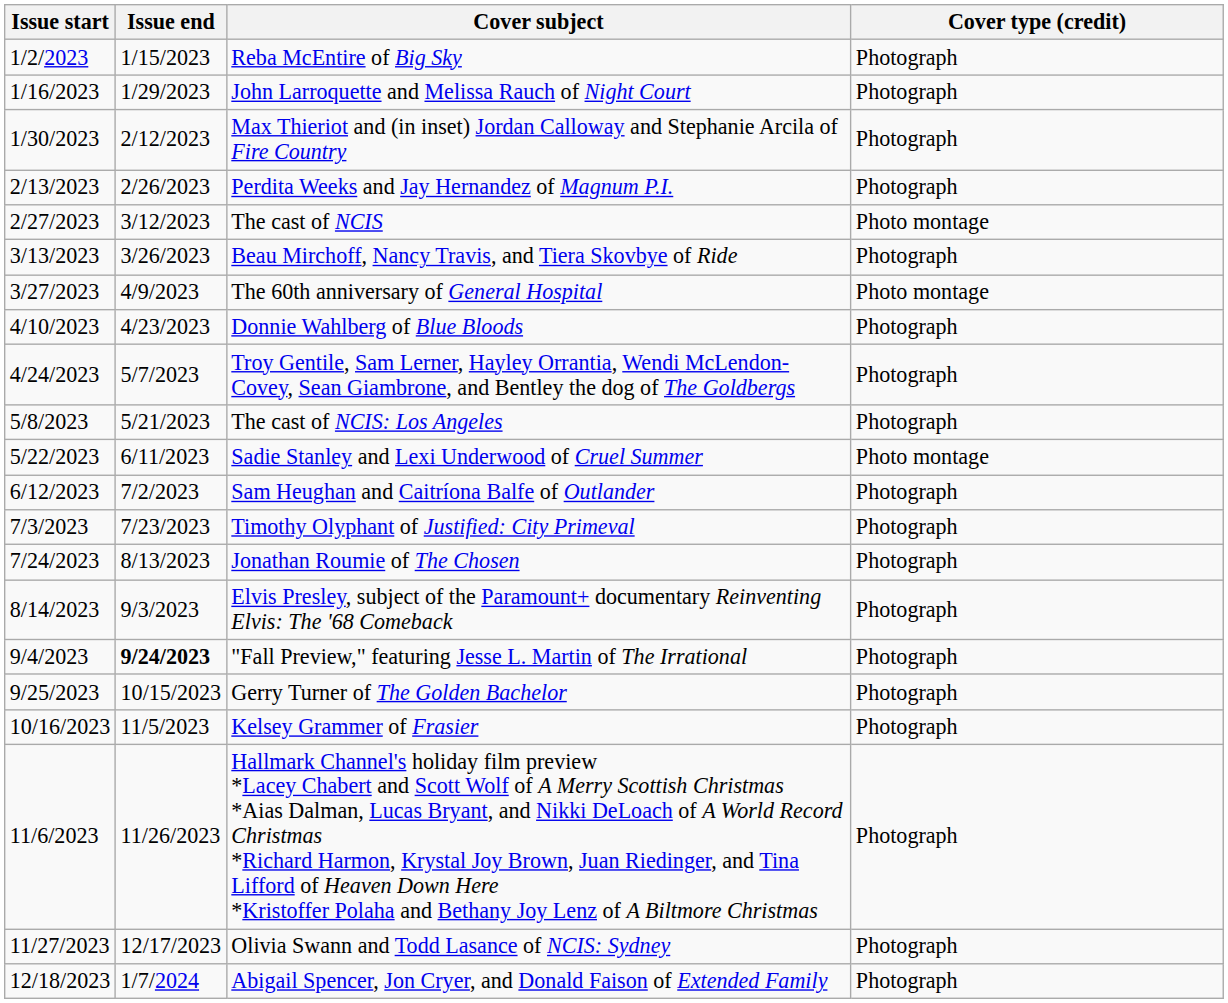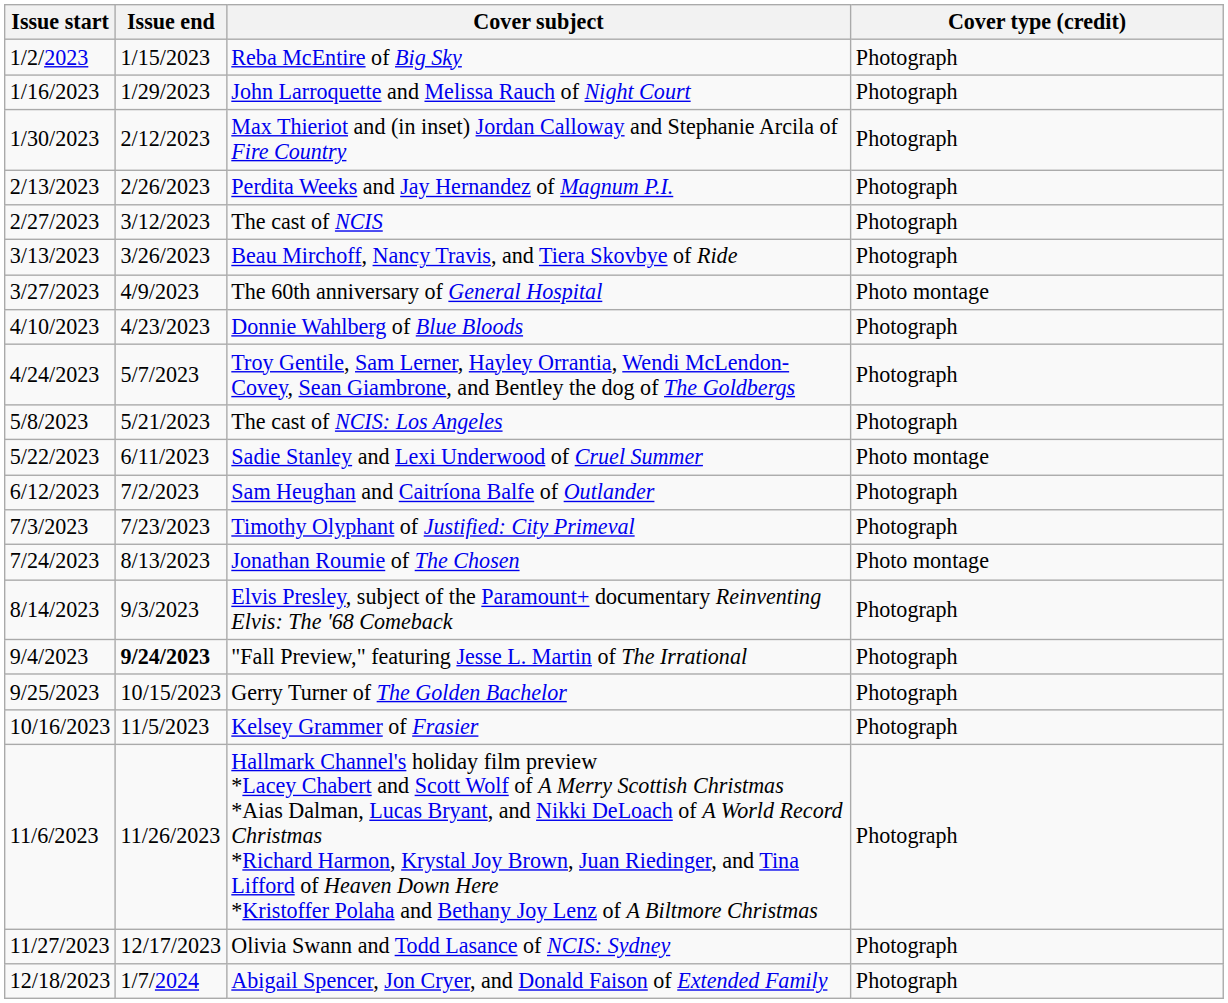(922, 221) Photo montage -> (907, 221) Photograph
(907, 561) Photograph -> (922, 561) Photo montage
